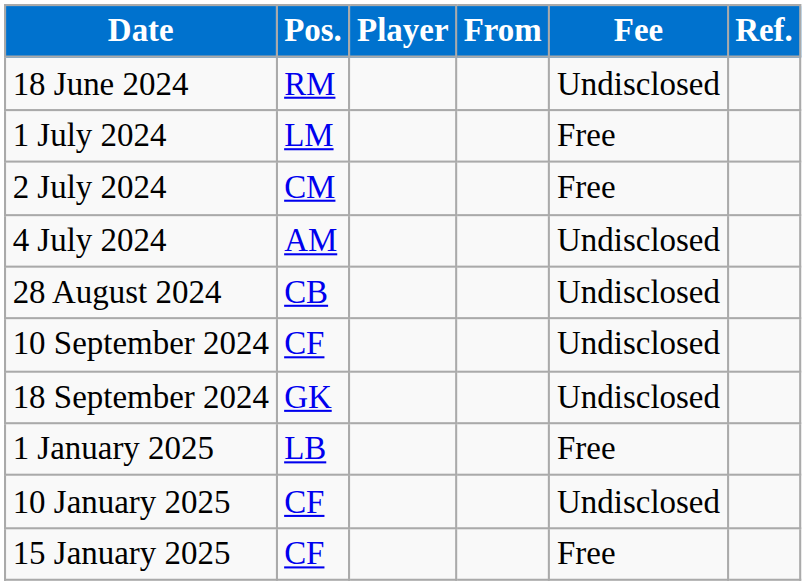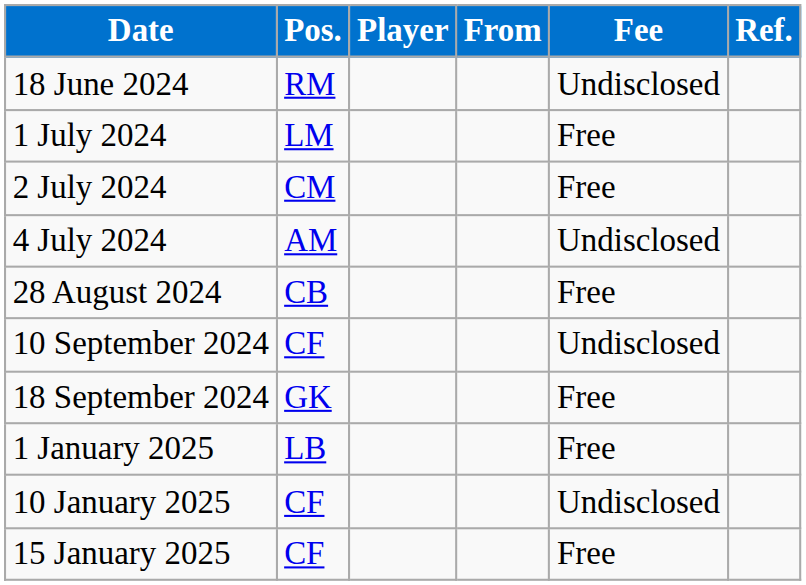(638, 291) Undisclosed -> (586, 291) Free
(638, 396) Undisclosed -> (586, 396) Free
